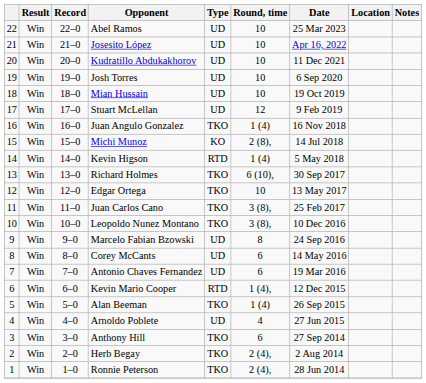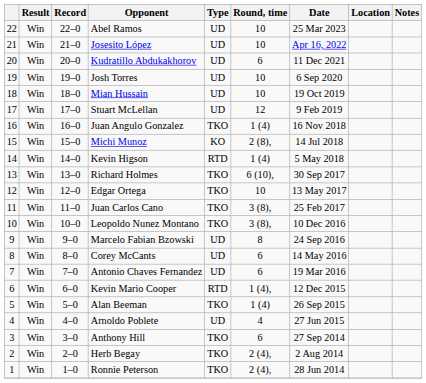(260, 61) 10 -> (260, 61) 6
